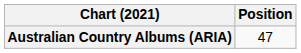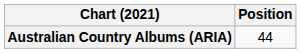(265, 37) 47 -> (265, 37) 44
